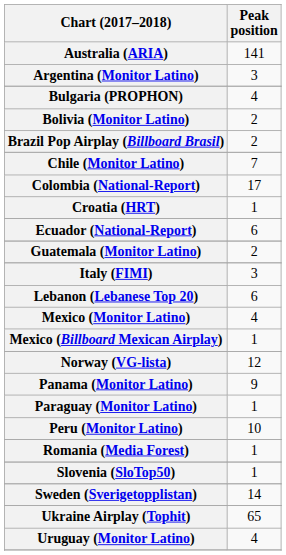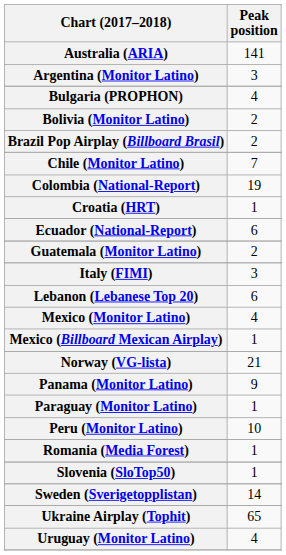(254, 185) 17 -> (254, 185) 19
(254, 362) 12 -> (254, 362) 21
